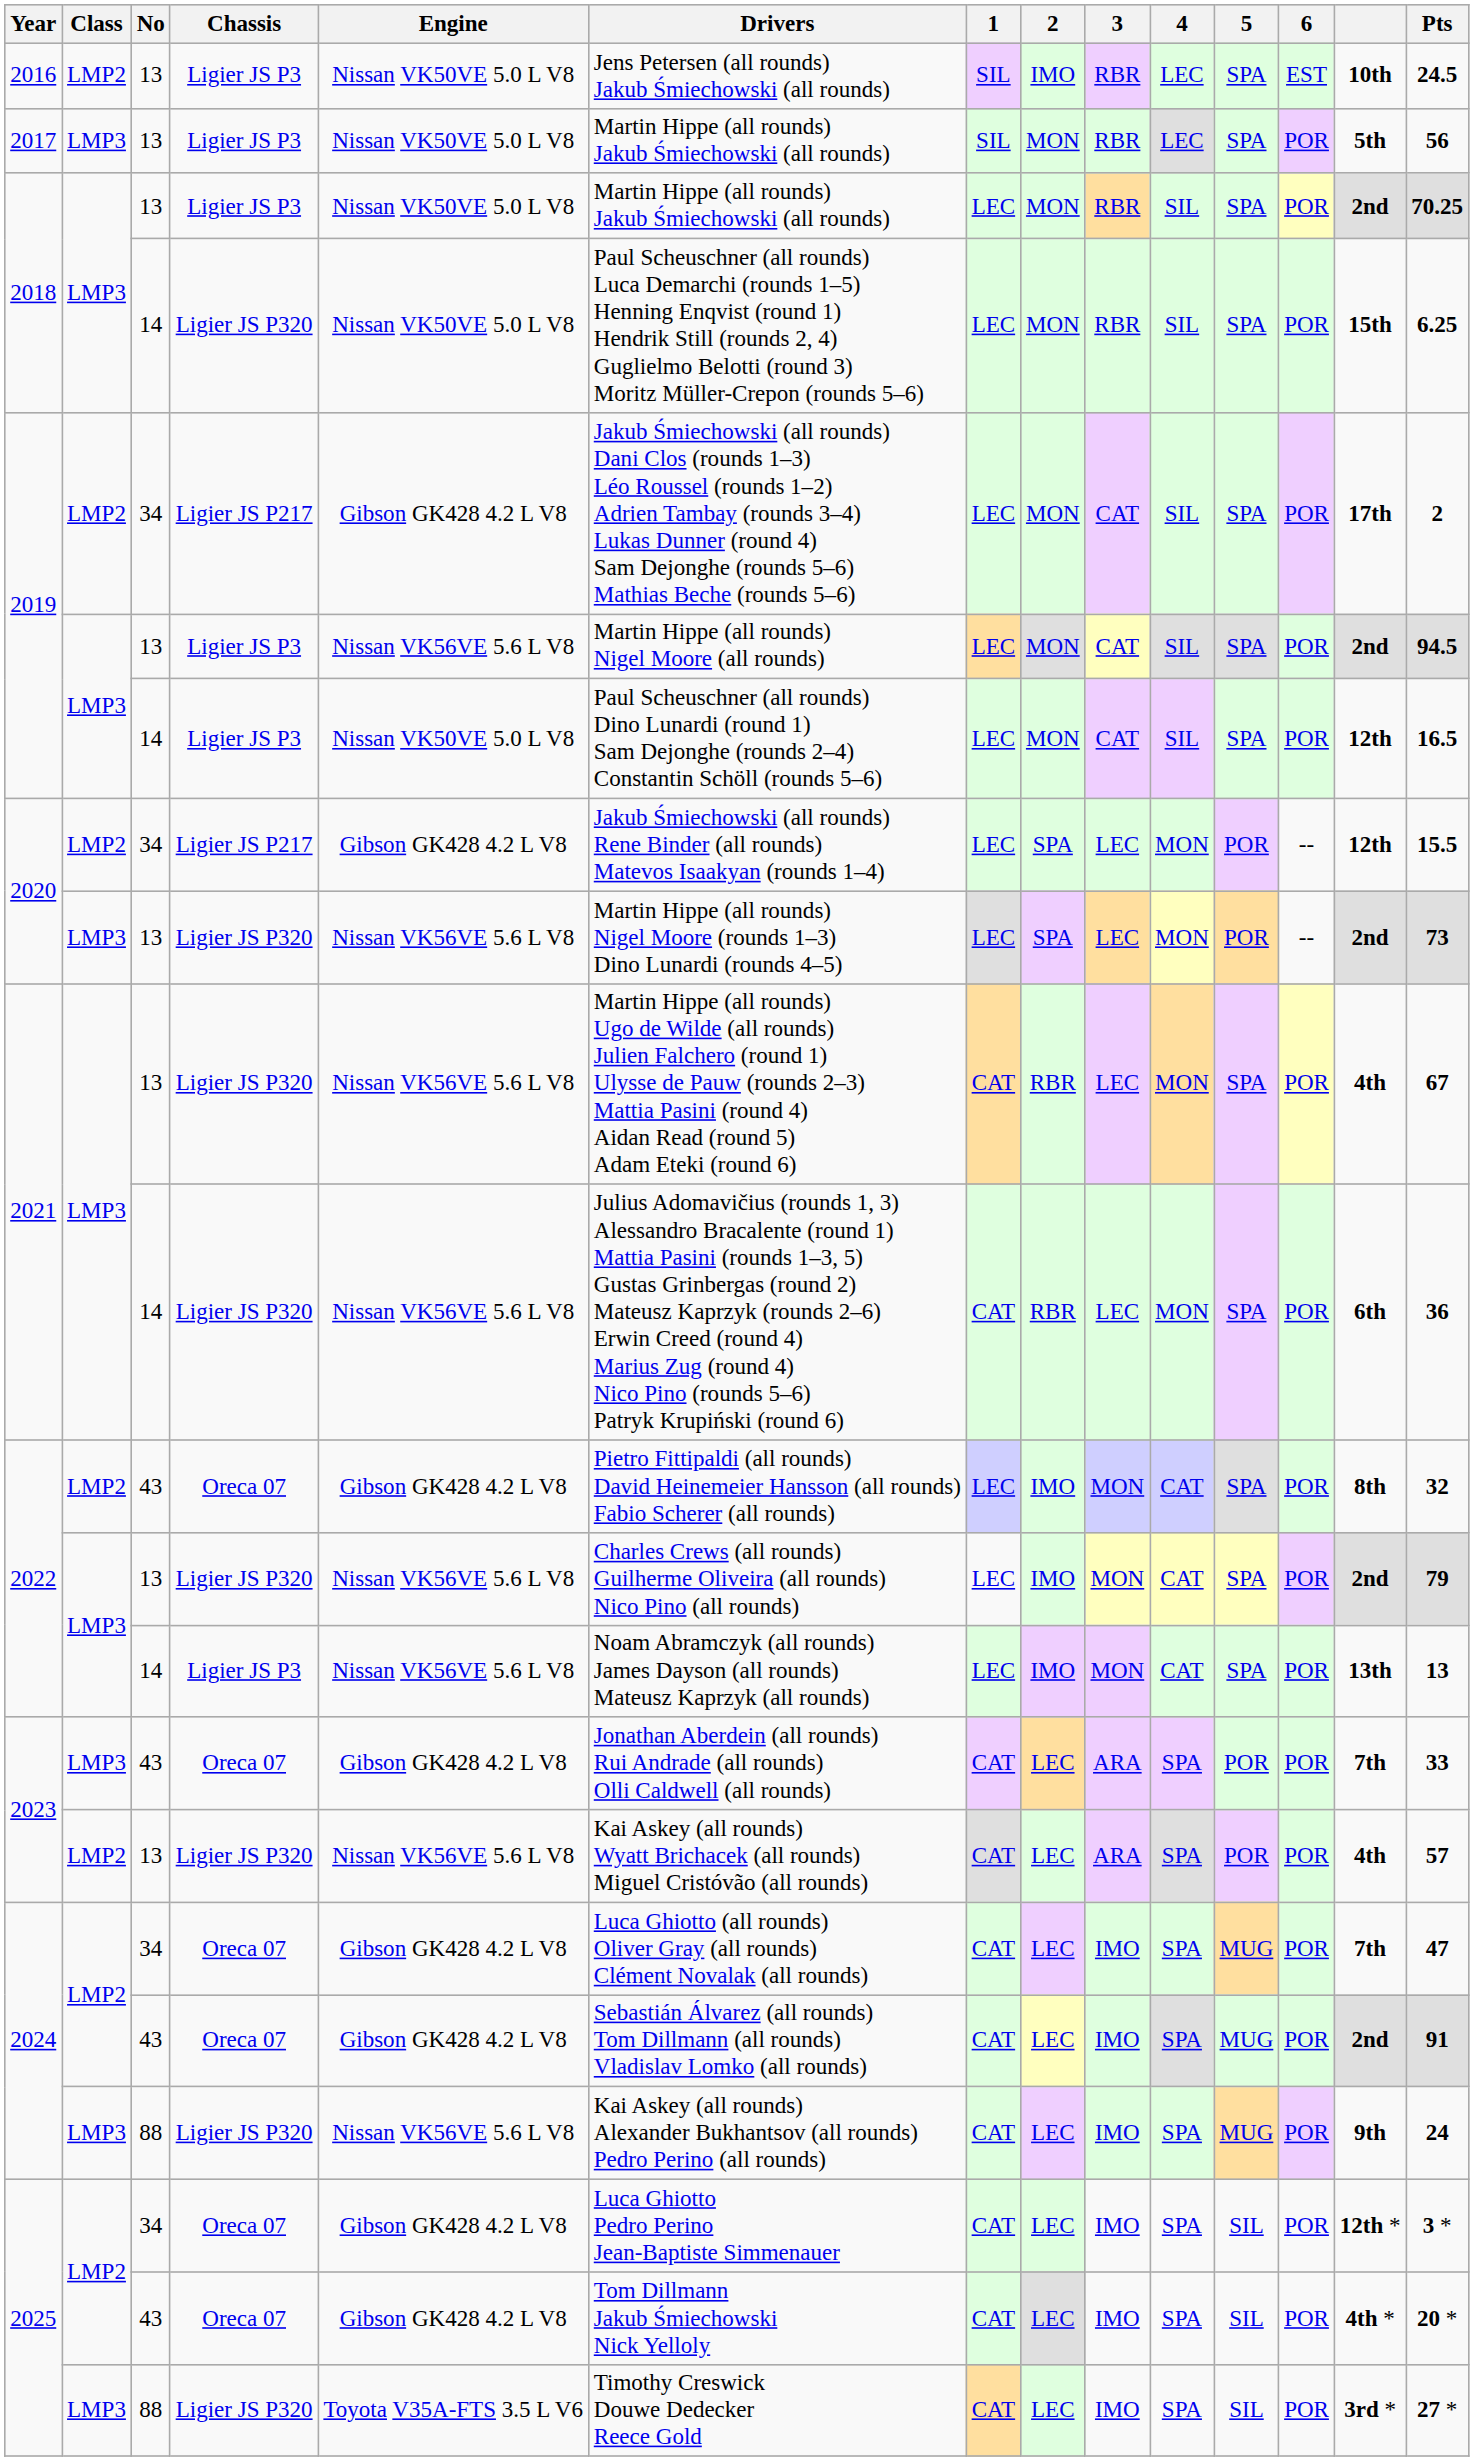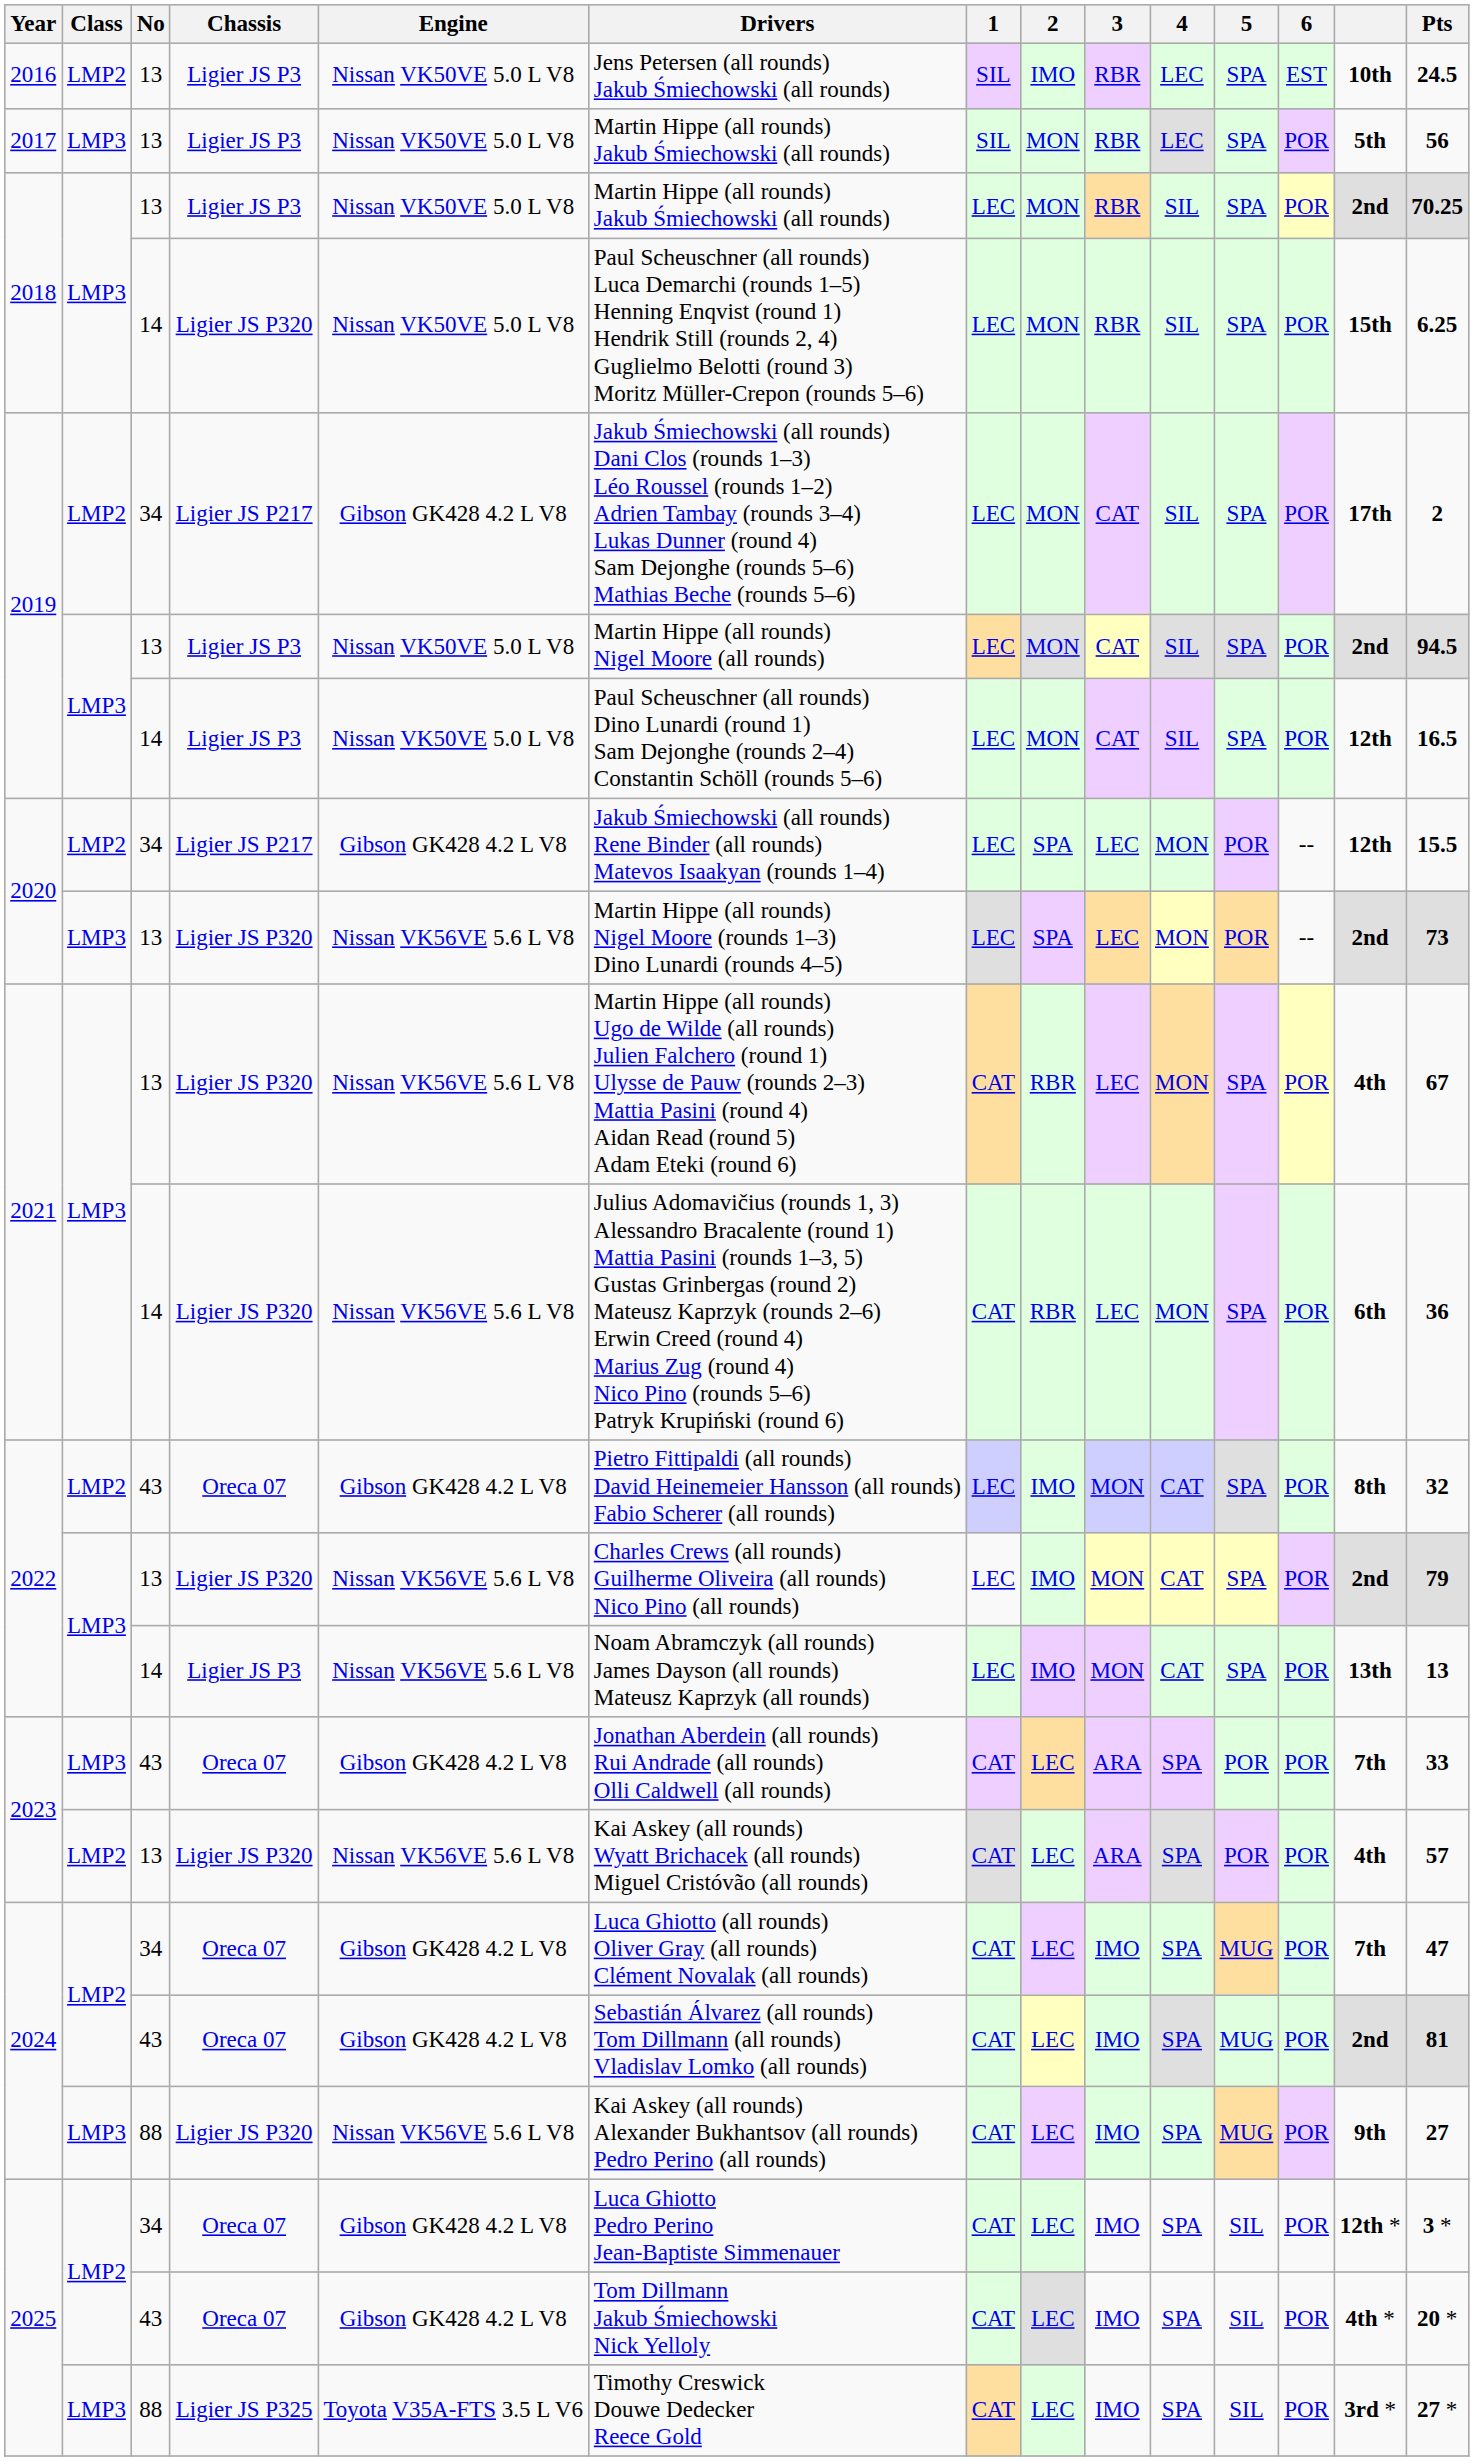(453, 646) Nissan VK56VE 5.6 L V8 -> (453, 646) Nissan VK50VE 5.0 L V8
(1437, 2040) 91 -> (1437, 2040) 81
(1437, 2133) 24 -> (1437, 2133) 27
(244, 2410) Ligier JS P320 -> (244, 2410) Ligier JS P325
